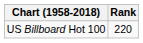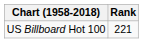(123, 29) 220 -> (123, 29) 221
